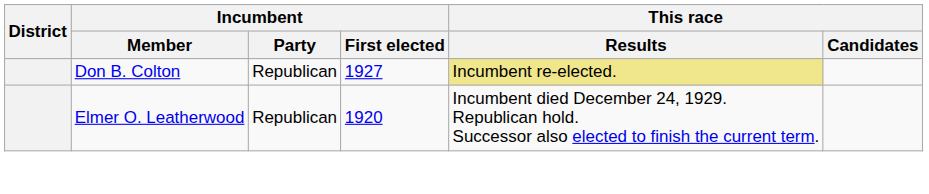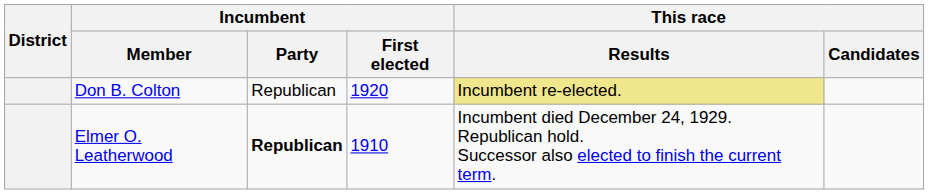(364, 71) 1927 -> (369, 90) 1920
(295, 117) normal -> (297, 146) bold
(364, 117) 1920 -> (369, 146) 1910
